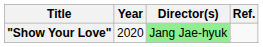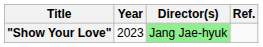(130, 33) 2020 -> (130, 33) 2023
